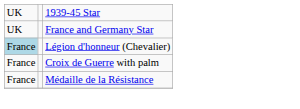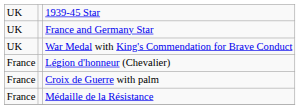+ row: (169, 46)
(21, 46) lightblue background -> (21, 63) no background
